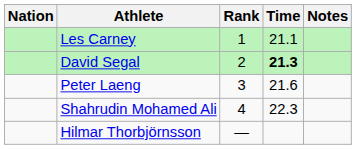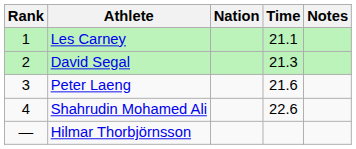columns swapped: (242, 16) <-> (31, 16)
(283, 62) bold -> (283, 62) normal
(283, 109) 22.3 -> (283, 109) 22.6
